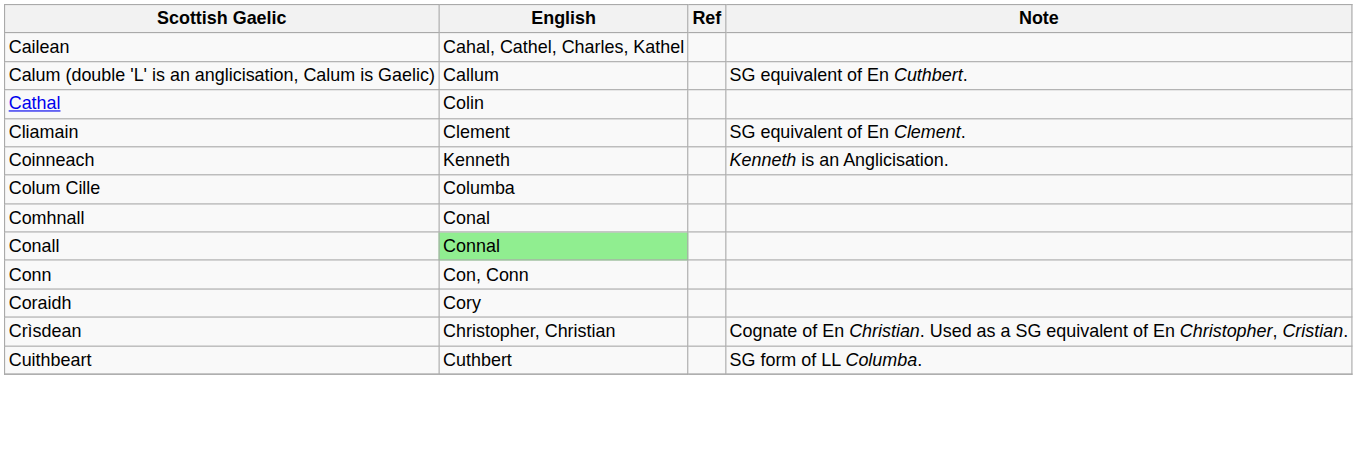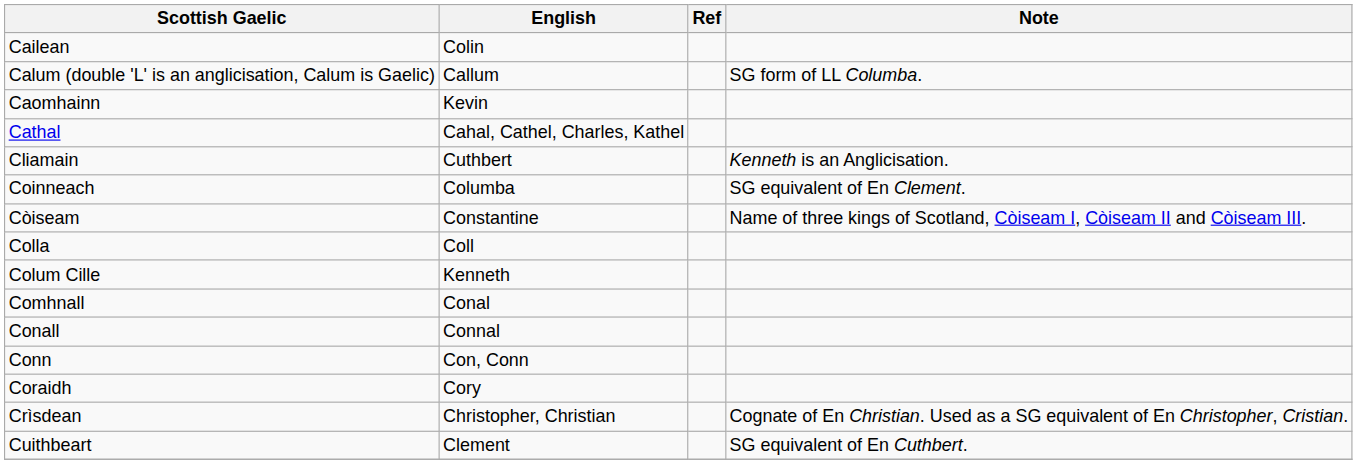(564, 47) Cahal, Cathel, Charles, Kathel -> (464, 47) Colin
(849, 75) SG equivalent of En Cuthbert. -> (826, 75) SG form of LL Columba.
+ row: (55, 103)
(464, 103) Colin -> (564, 132) Cahal, Cathel, Charles, Kathel
(476, 132) Clement -> (477, 160) Cuthbert
(848, 132) SG equivalent of En Clement. -> (839, 160) Kenneth is an Anglicisation.
(476, 160) Kenneth -> (479, 189) Columba
(839, 160) Kenneth is an Anglicisation. -> (848, 189) SG equivalent of En Clement.
+ row: (44, 217)
+ row: (29, 246)
(479, 189) Columba -> (476, 274) Kenneth
(472, 246) lightgreen background -> (472, 331) no background
(477, 359) Cuthbert -> (476, 445) Clement
(826, 359) SG form of LL Columba. -> (849, 445) SG equivalent of En Cuthbert.
